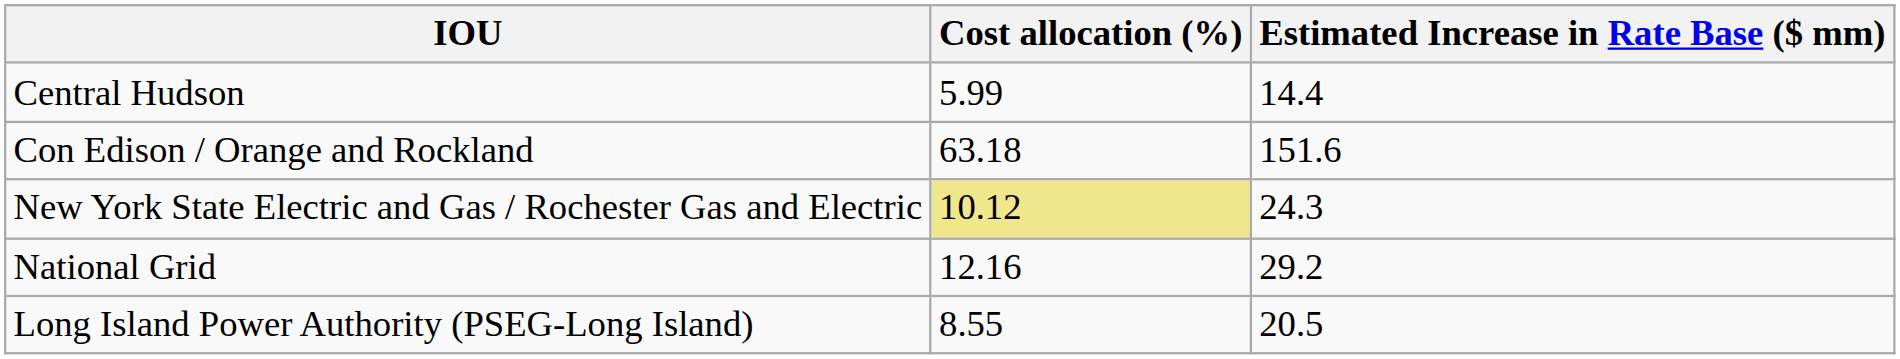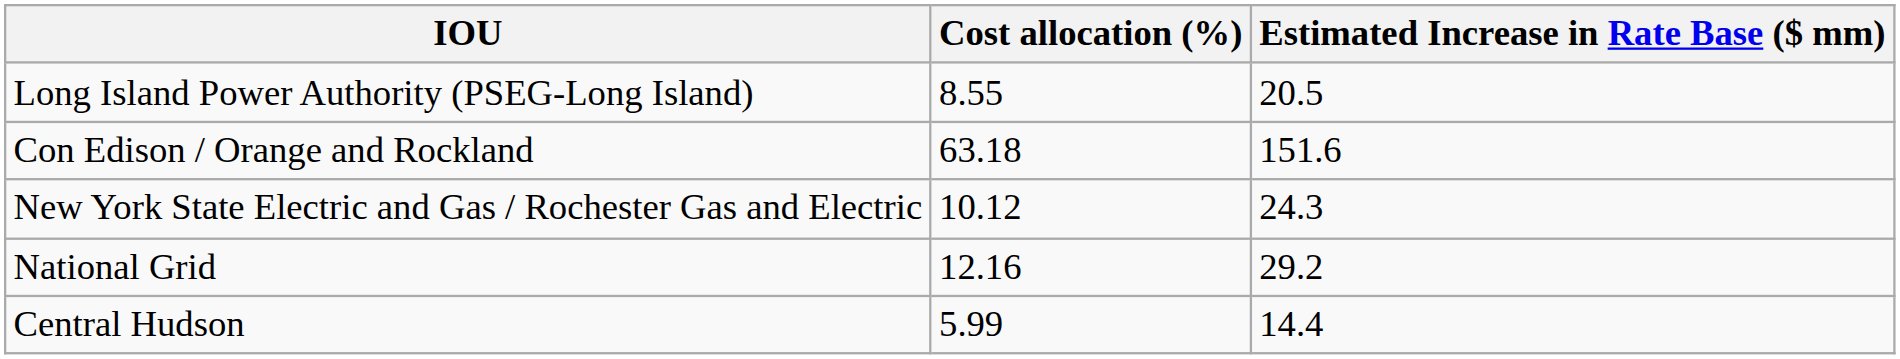rows swapped: (129, 91) <-> (384, 324)
(980, 207) khaki background -> (980, 207) no background
